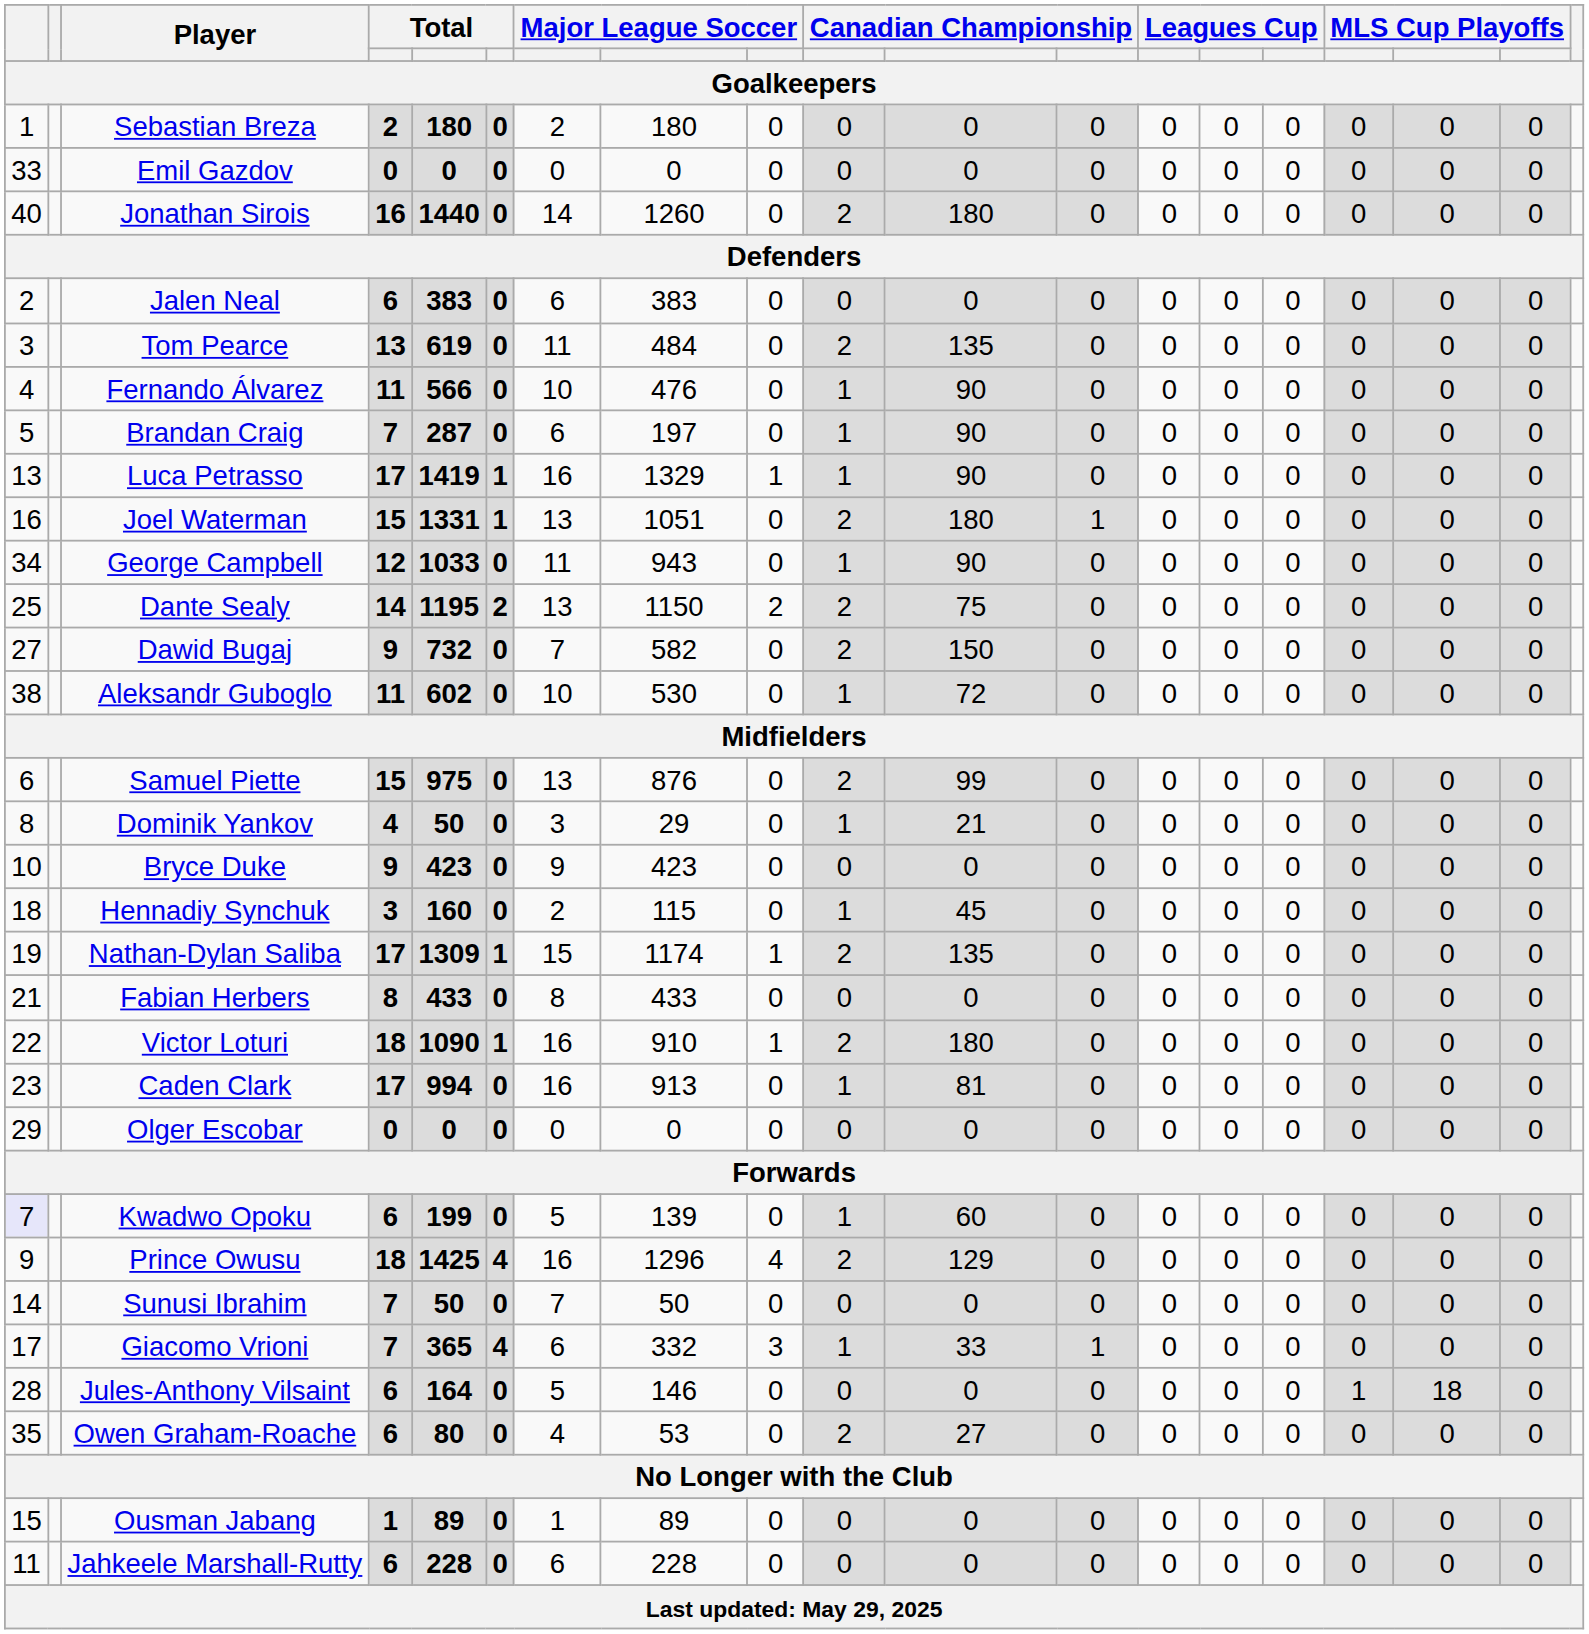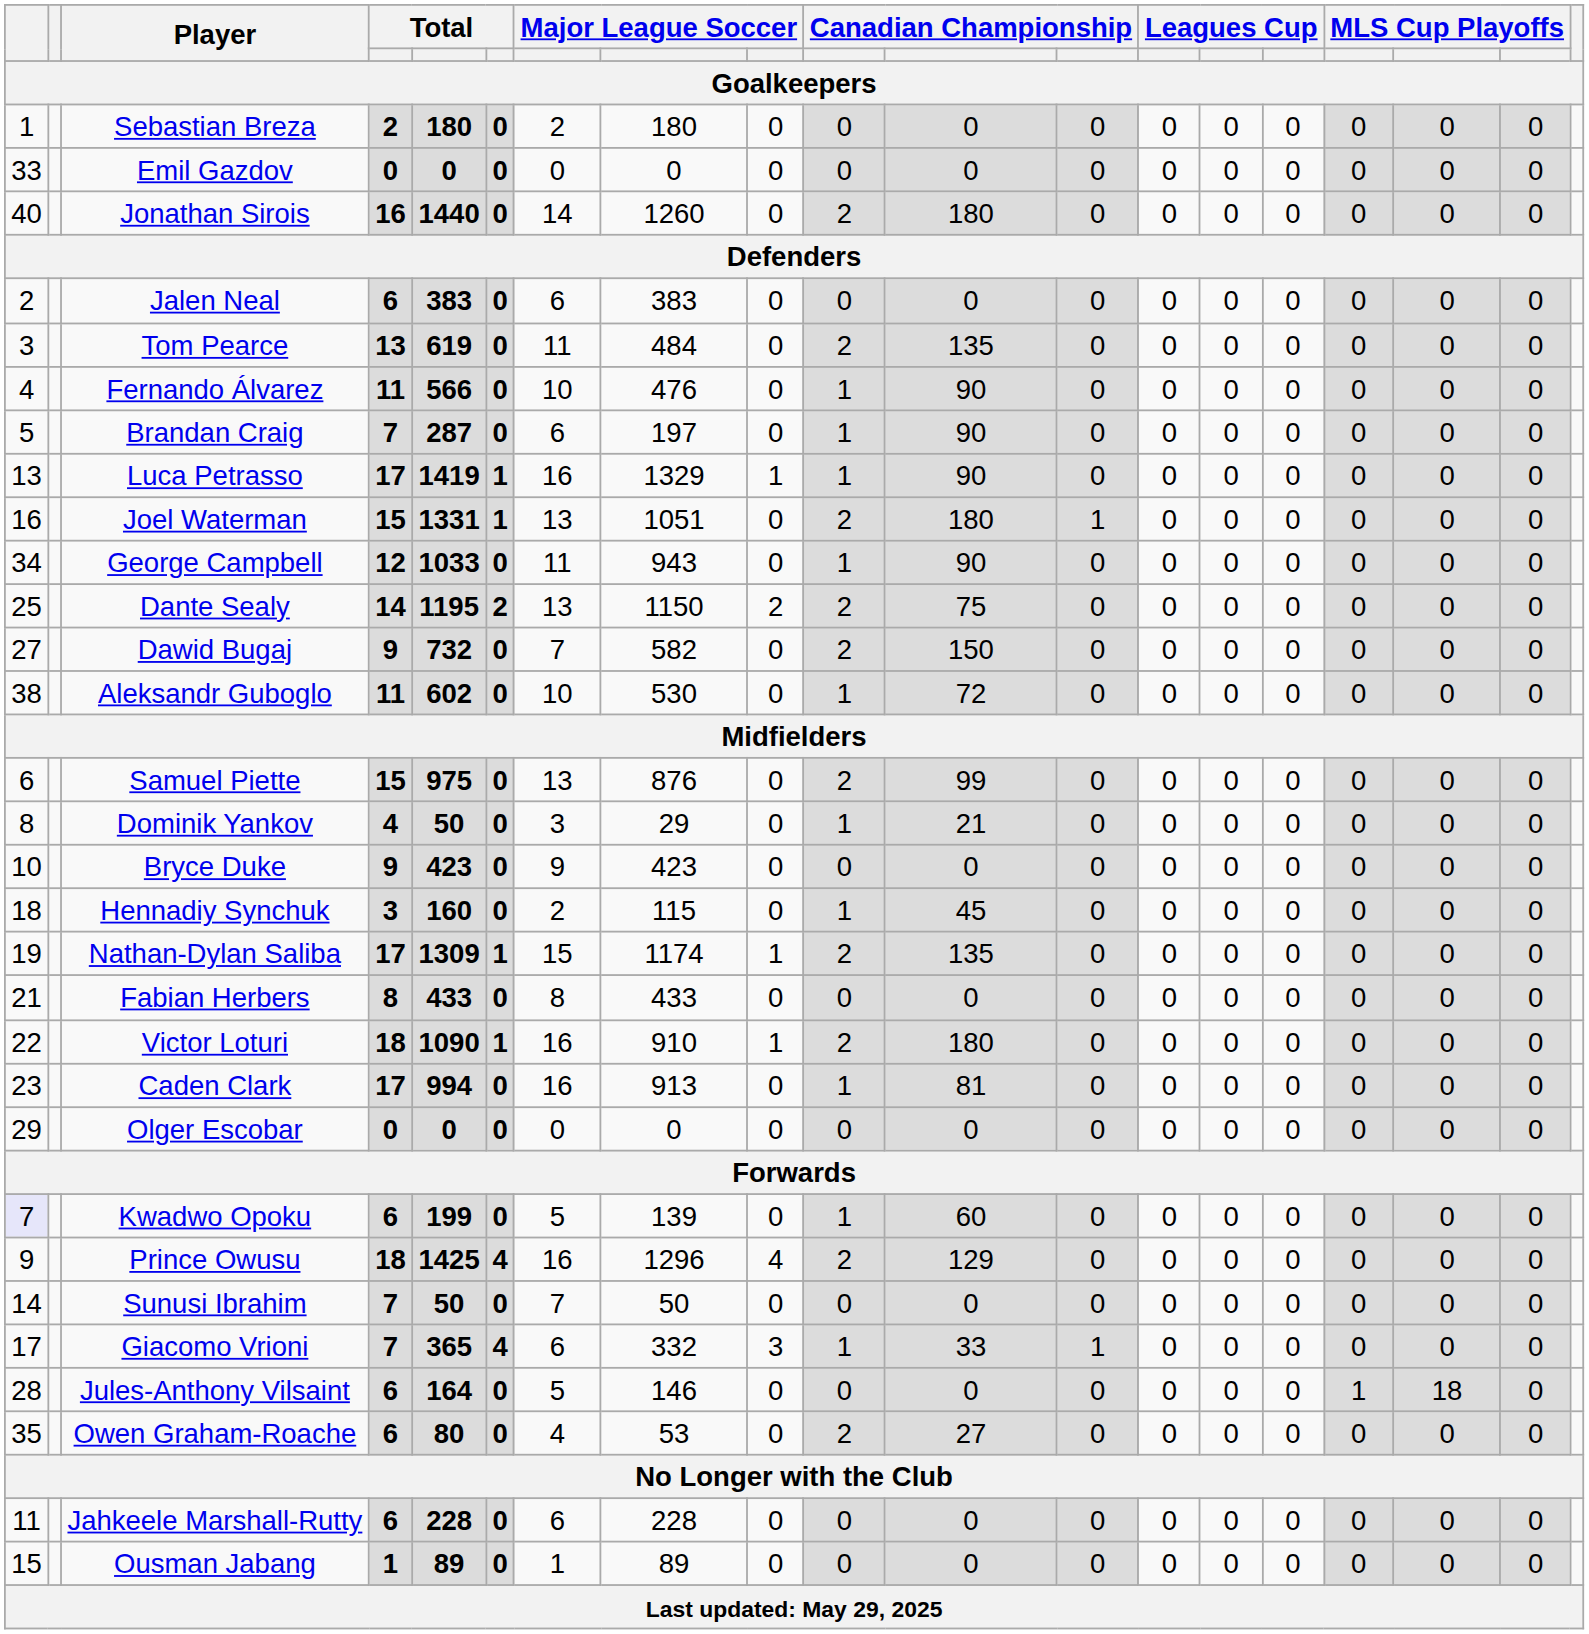rows swapped: (215, 1564) <-> (215, 1520)
